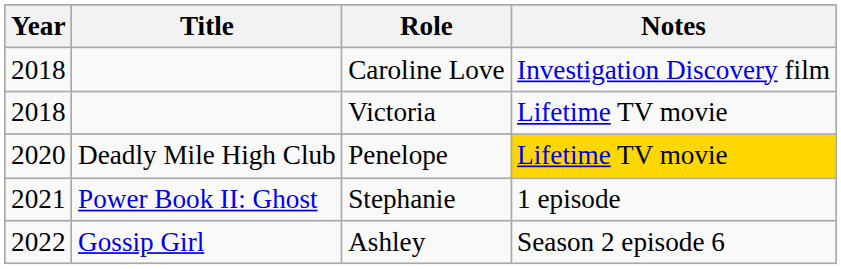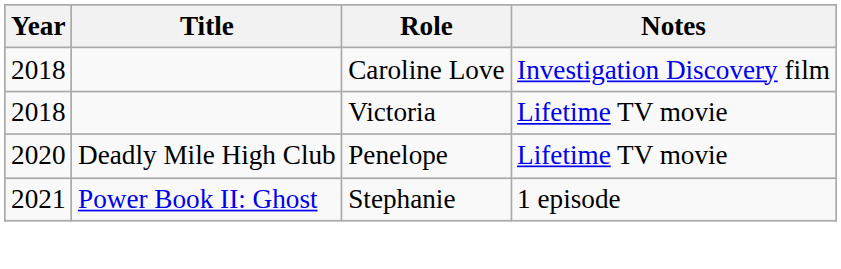(622, 155) gold background -> (622, 155) no background
- row: (387, 241)
